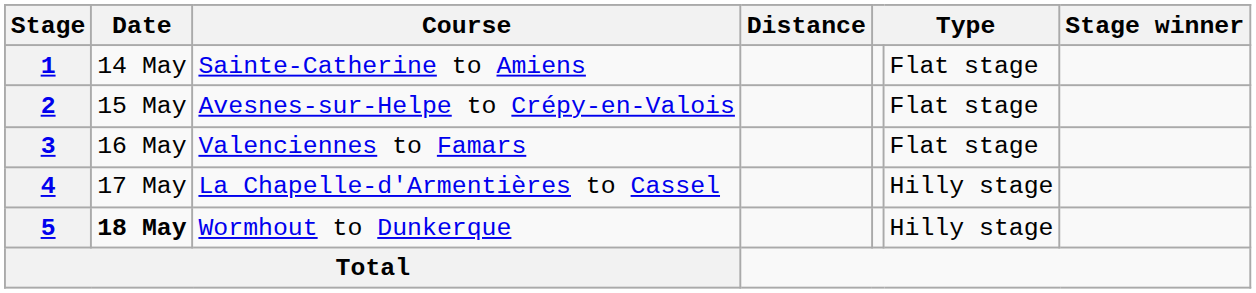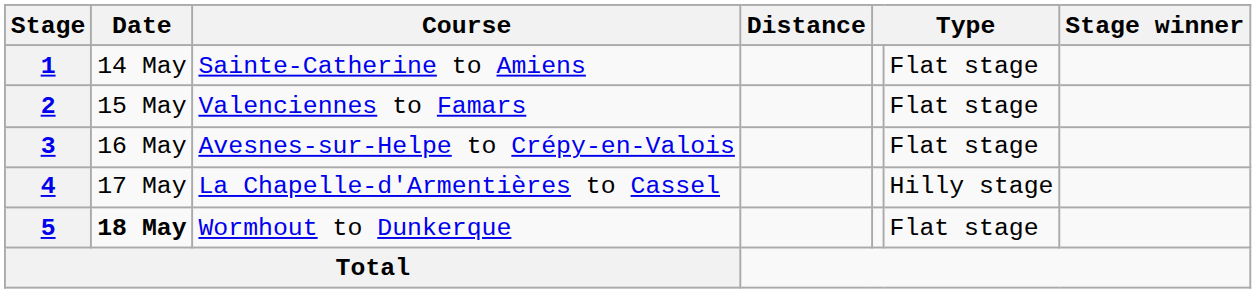(467, 106) Avesnes-sur-Helpe to Crépy-en-Valois -> (362, 106) Valenciennes to Famars
(362, 147) Valenciennes to Famars -> (467, 147) Avesnes-sur-Helpe to Crépy-en-Valois
(972, 228) Hilly stage -> (964, 228) Flat stage
